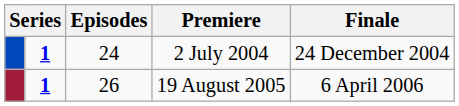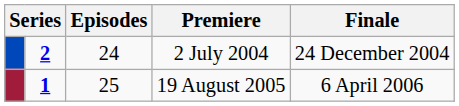(45, 52) 1 -> (45, 52) 2
(109, 85) 26 -> (109, 85) 25
